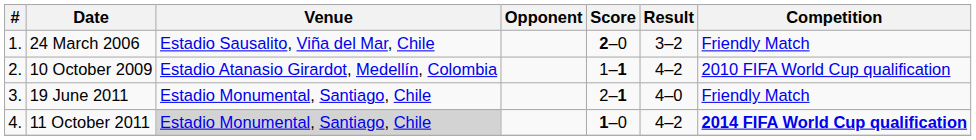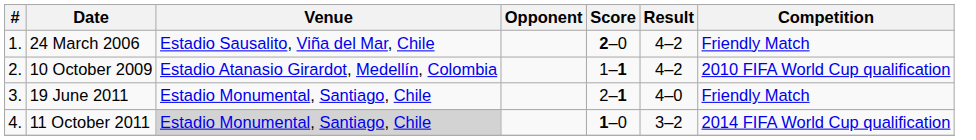(669, 43) 3–2 -> (669, 43) 4–2
(669, 122) 4–2 -> (669, 122) 3–2
(834, 122) bold -> (826, 122) normal
